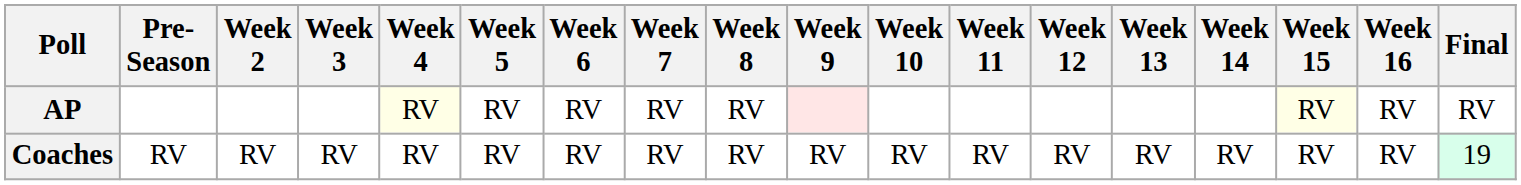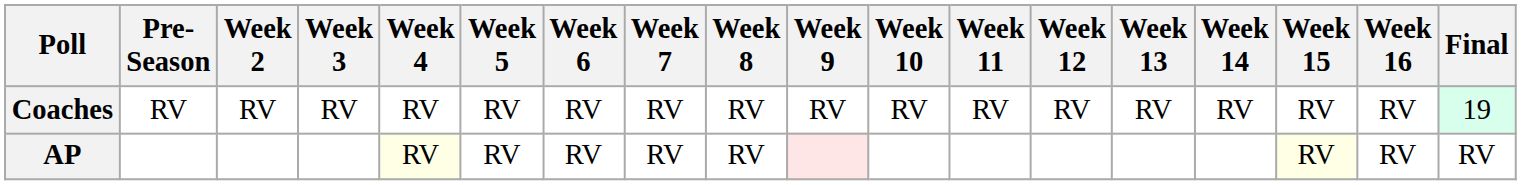rows swapped: (62, 109) <-> (62, 156)
